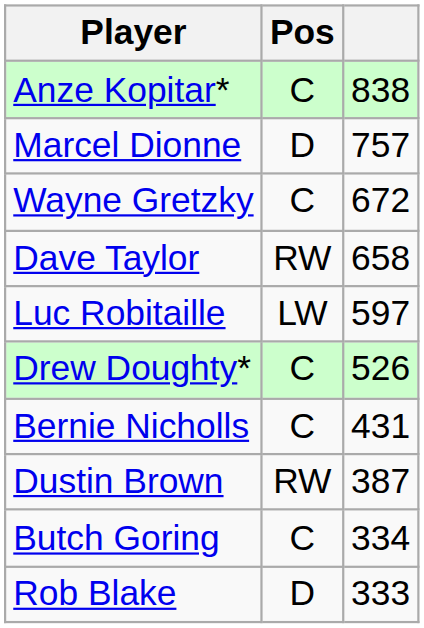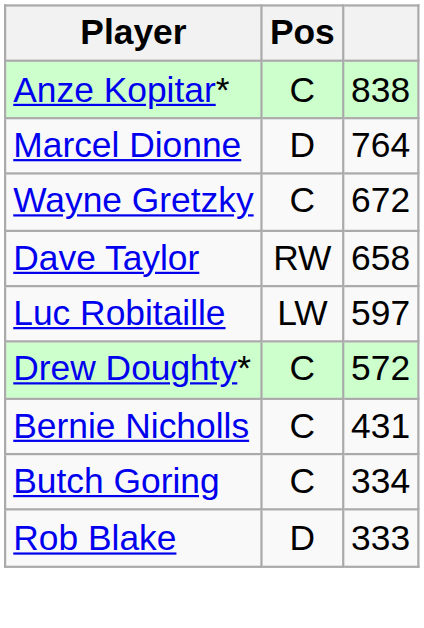(381, 145) 757 -> (381, 145) 764
(381, 369) 526 -> (381, 369) 572
- row: (118, 481)
